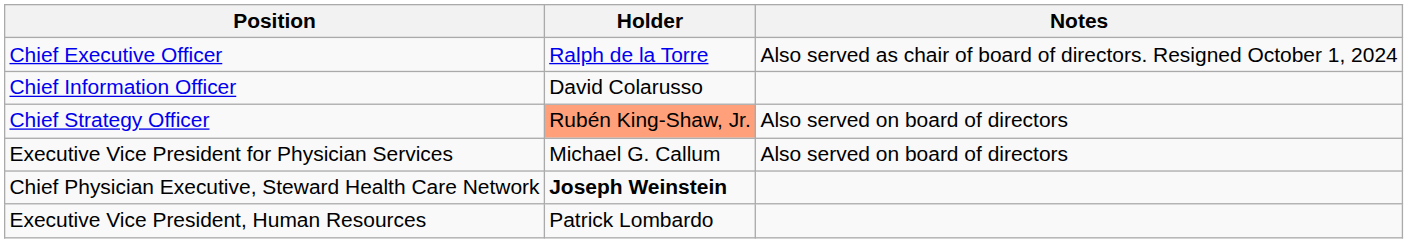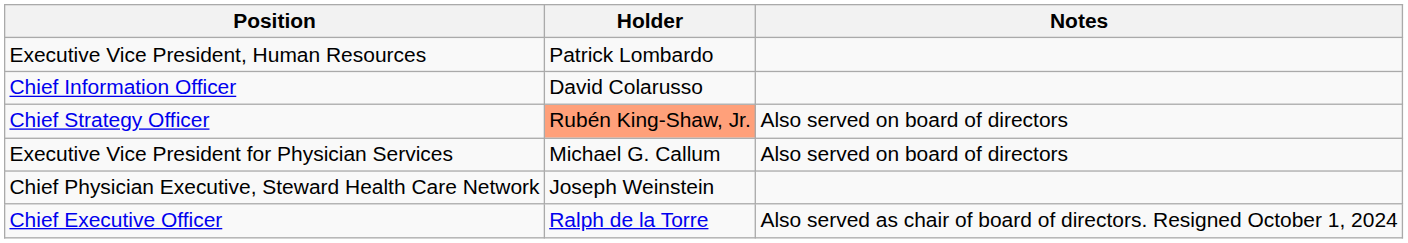rows swapped: (116, 54) <-> (218, 220)
(638, 187) bold -> (632, 187) normal
